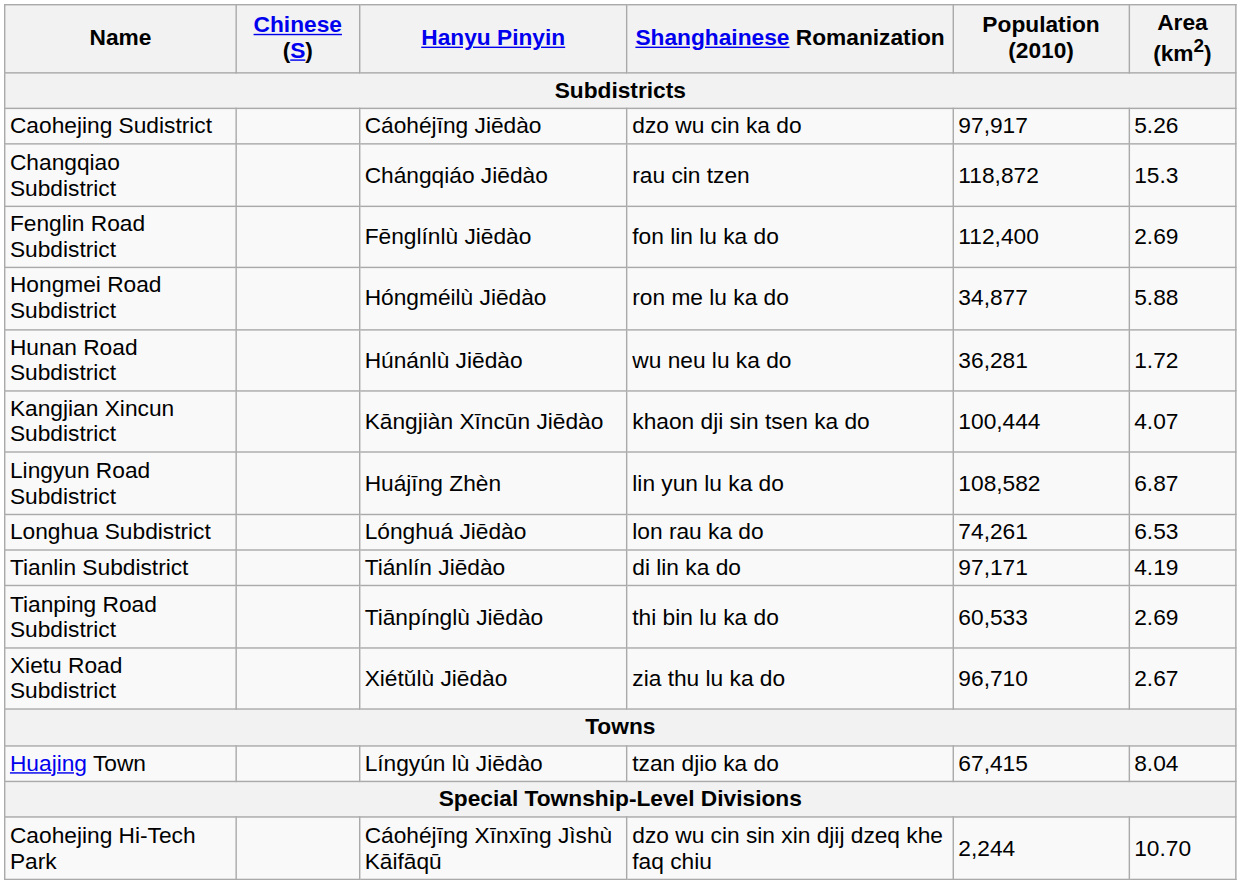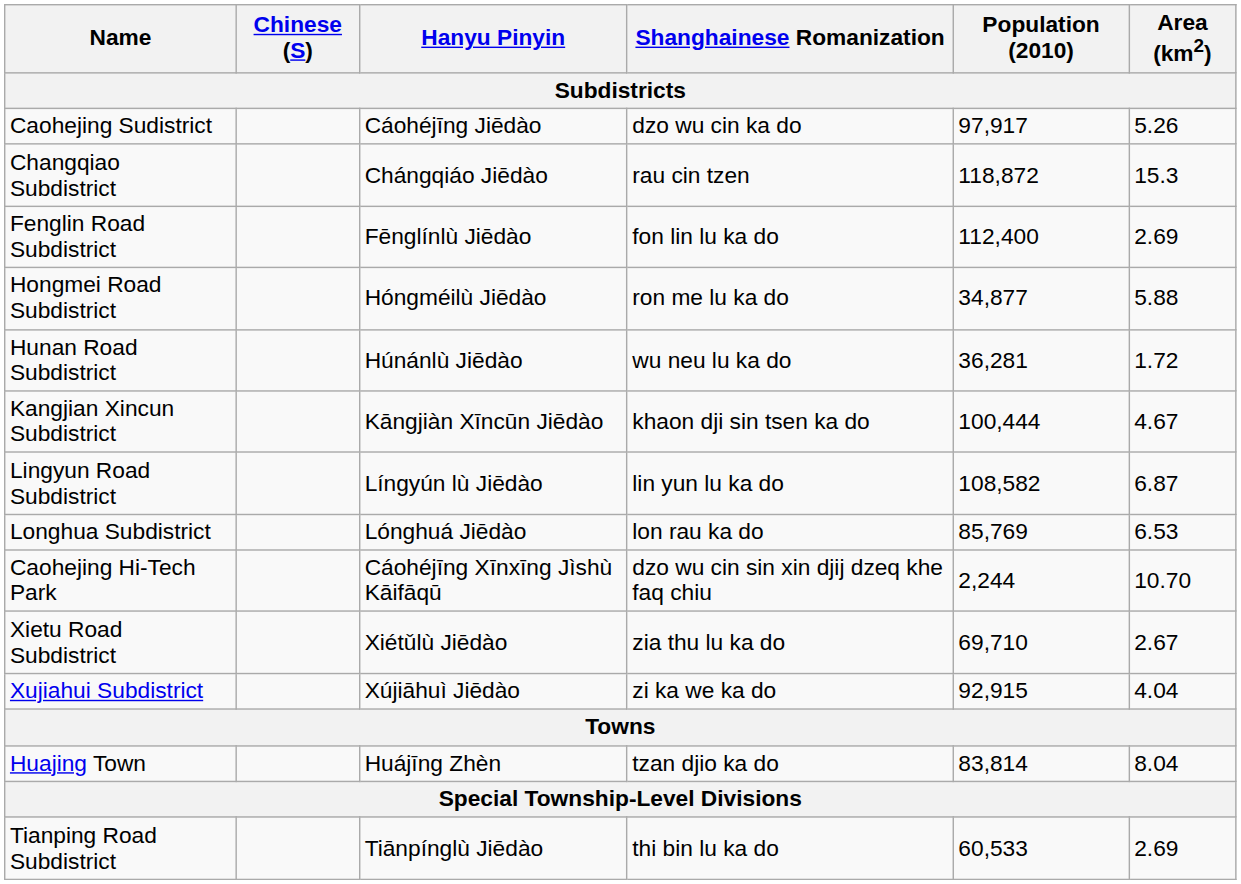(1156, 421) 4.07 -> (1156, 421) 4.67
(433, 483) Huájīng Zhèn -> (454, 483) Língyún lù Jiēdào
(993, 531) 74,261 -> (993, 531) 85,769
- row: (99, 567)
rows swapped: (83, 616) <-> (103, 848)
(993, 678) 96,710 -> (993, 642) 69,710
+ row: (107, 691)
(454, 763) Língyún lù Jiēdào -> (433, 763) Huájīng Zhèn
(993, 763) 67,415 -> (993, 763) 83,814
